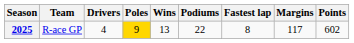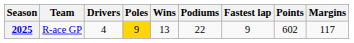columns swapped: (332, 12) <-> (295, 12)
(248, 29) 8 -> (248, 29) 9
